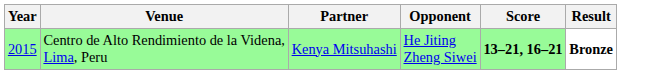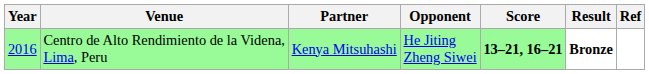+ column: (631, 16)
(22, 49) 2015 -> (22, 49) 2016
